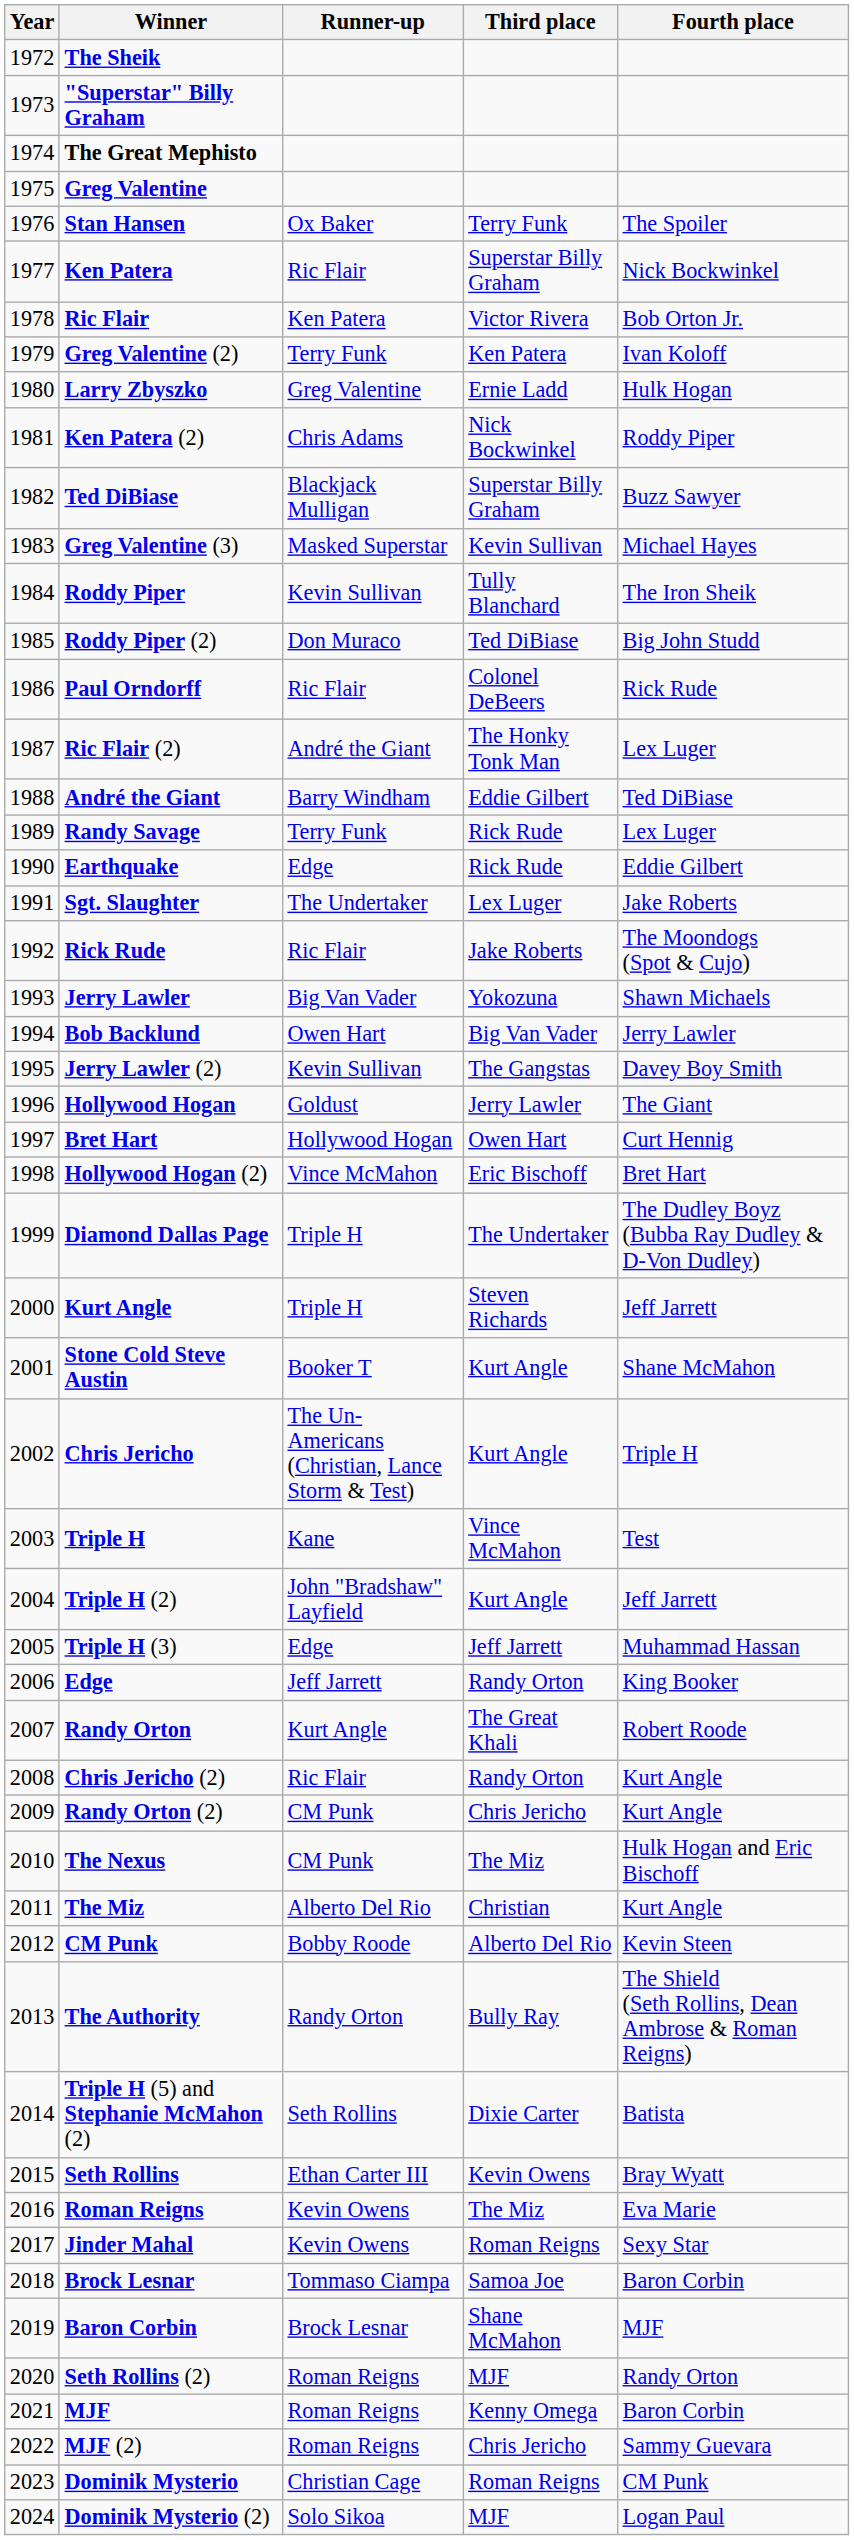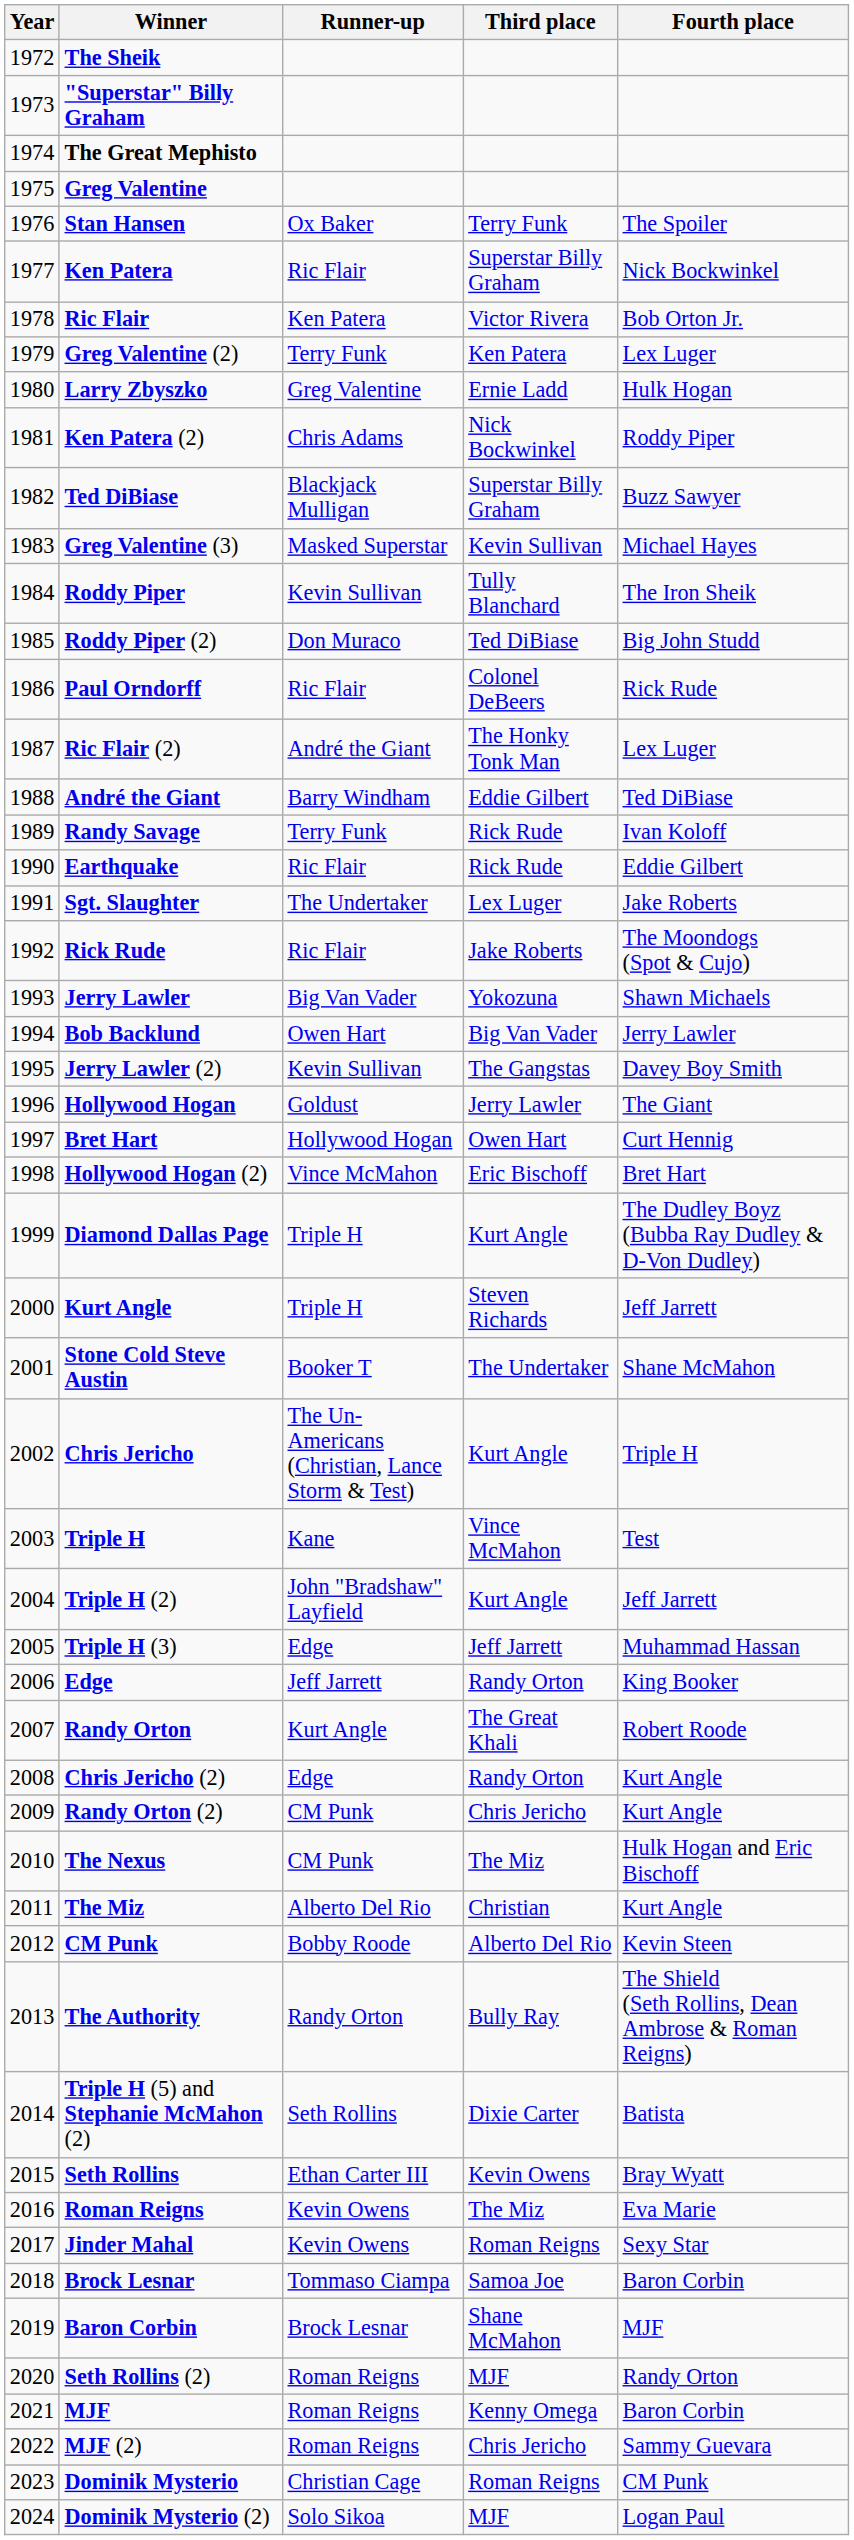(675, 354) Ivan Koloff -> (669, 354) Lex Luger
(669, 832) Lex Luger -> (675, 832) Ivan Koloff
(310, 867) Edge -> (327, 867) Ric Flair
(538, 1234) The Undertaker -> (518, 1234) Kurt Angle
(518, 1368) Kurt Angle -> (538, 1368) The Undertaker
(327, 1777) Ric Flair -> (310, 1777) Edge
